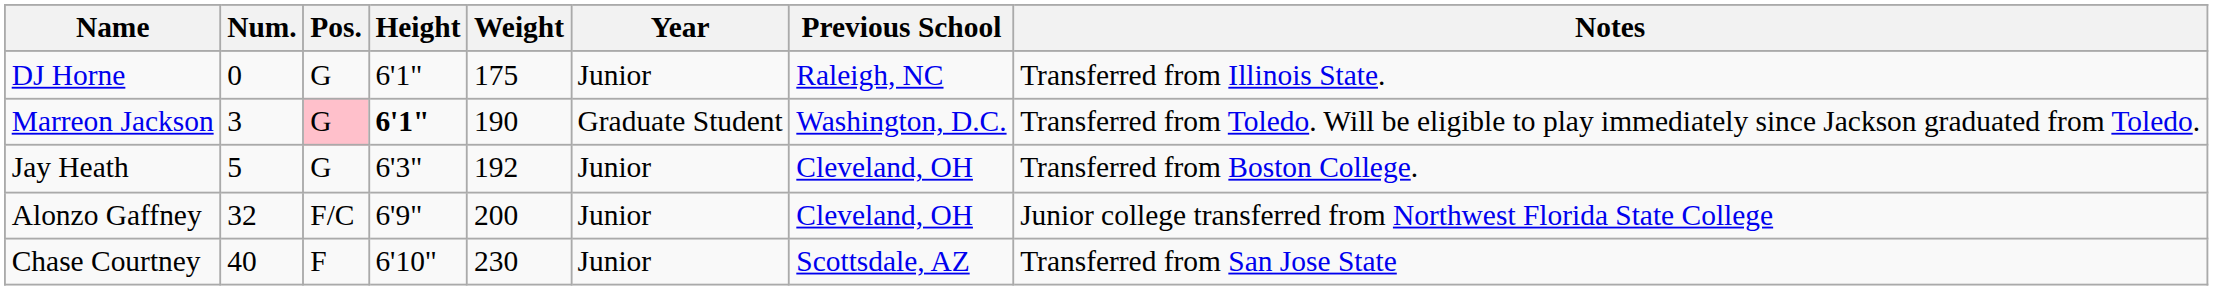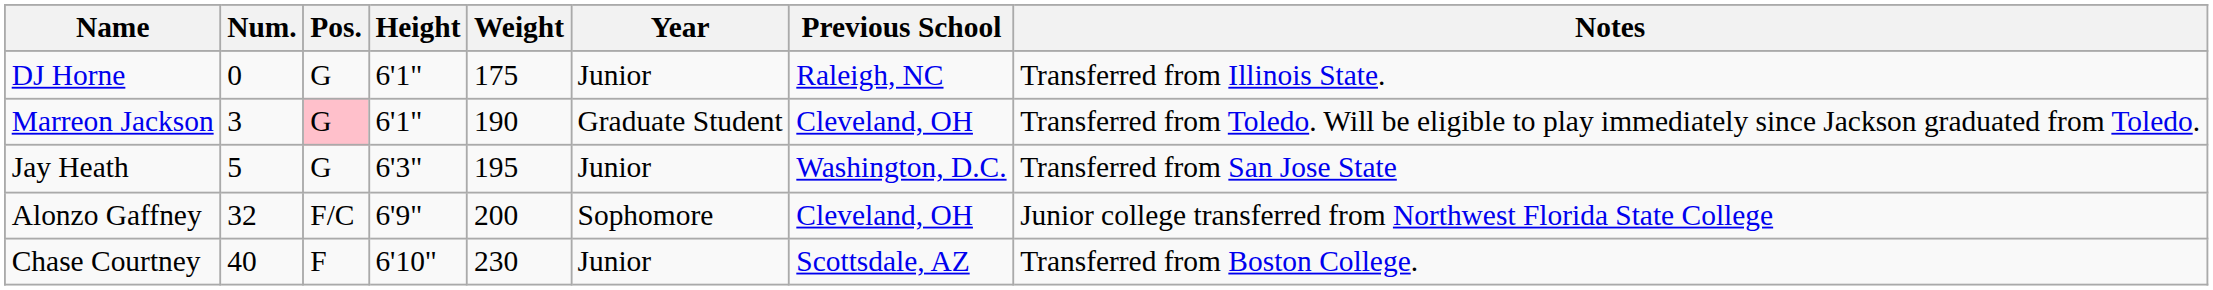(402, 121) bold -> (399, 121) normal
(901, 121) Washington, D.C. -> (885, 121) Cleveland, OH
(496, 167) 192 -> (496, 167) 195
(885, 167) Cleveland, OH -> (901, 167) Washington, D.C.
(1219, 167) Transferred from Boston College. -> (1208, 167) Transferred from San Jose State
(614, 214) Junior -> (645, 214) Sophomore
(1208, 261) Transferred from San Jose State -> (1219, 261) Transferred from Boston College.
